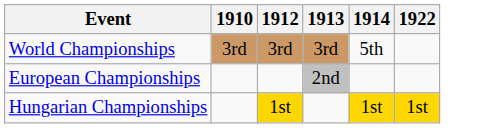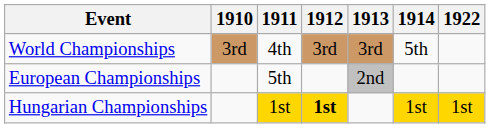+ column: (280, 19)
(280, 107) normal -> (325, 107) bold
